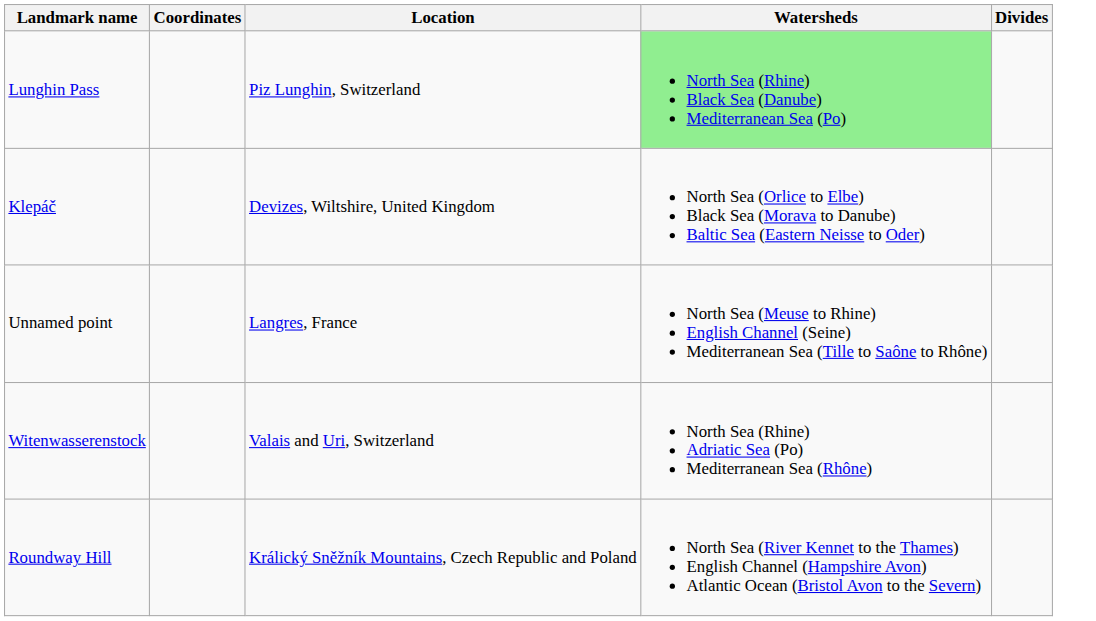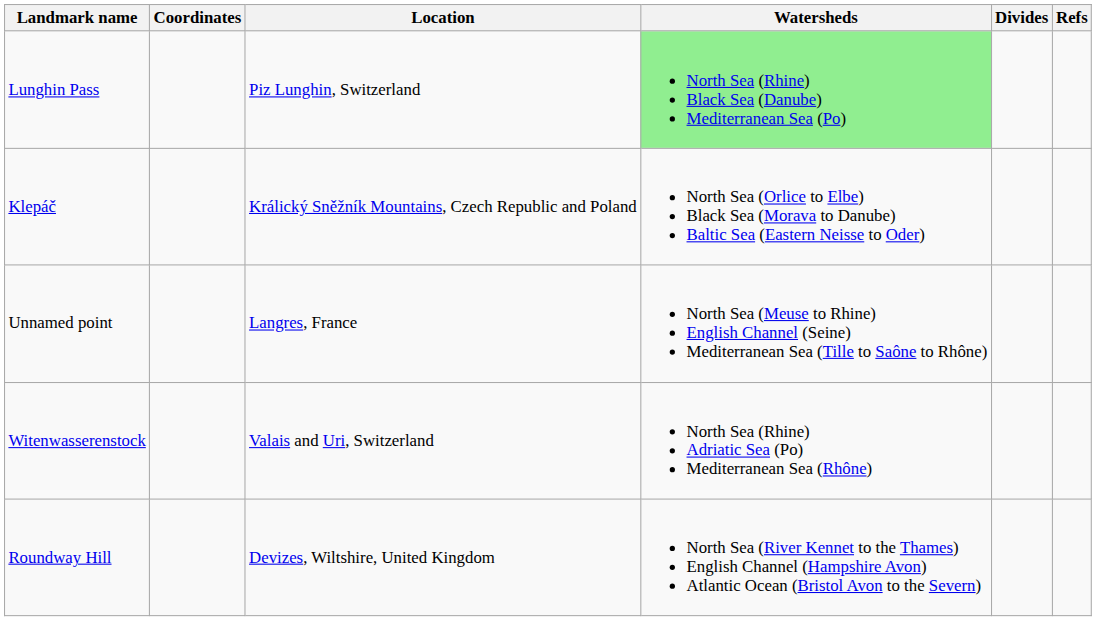+ column: (1072, 17)
(372, 206) Devizes, Wiltshire, United Kingdom -> (443, 206) Králický Sněžník Mountains, Czech Republic and Poland
(443, 557) Králický Sněžník Mountains, Czech Republic and Poland -> (372, 557) Devizes, Wiltshire, United Kingdom
